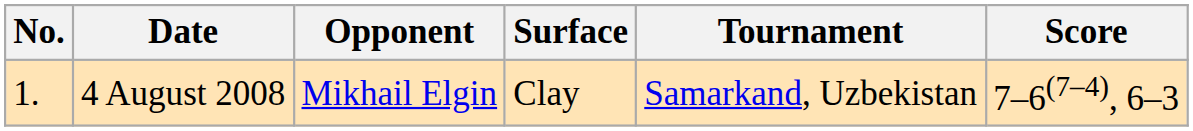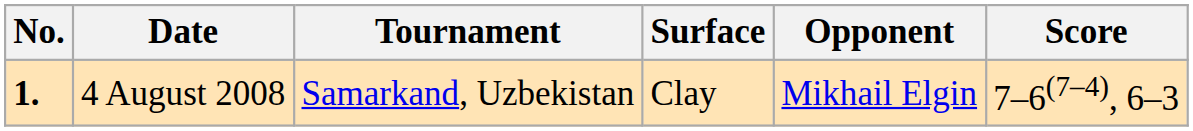columns swapped: (811, 32) <-> (399, 32)
(26, 92) normal -> (26, 92) bold
